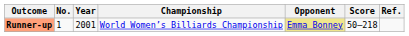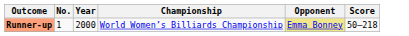- column: (392, 11)
(86, 25) 2001 -> (86, 25) 2000
